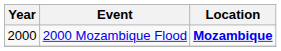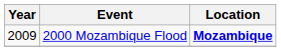(22, 35) 2000 -> (22, 35) 2009
